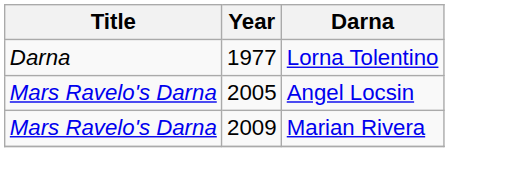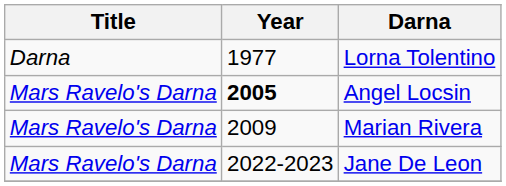(252, 92) normal -> (252, 92) bold
+ row: (413, 163)
